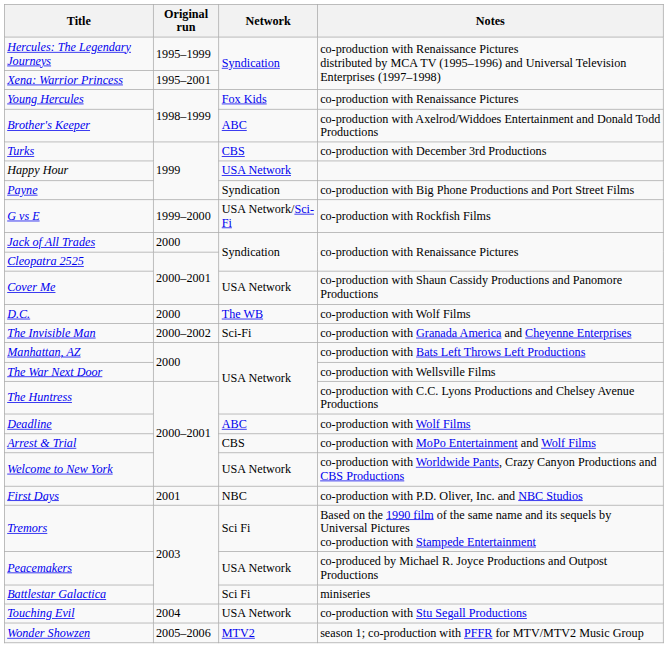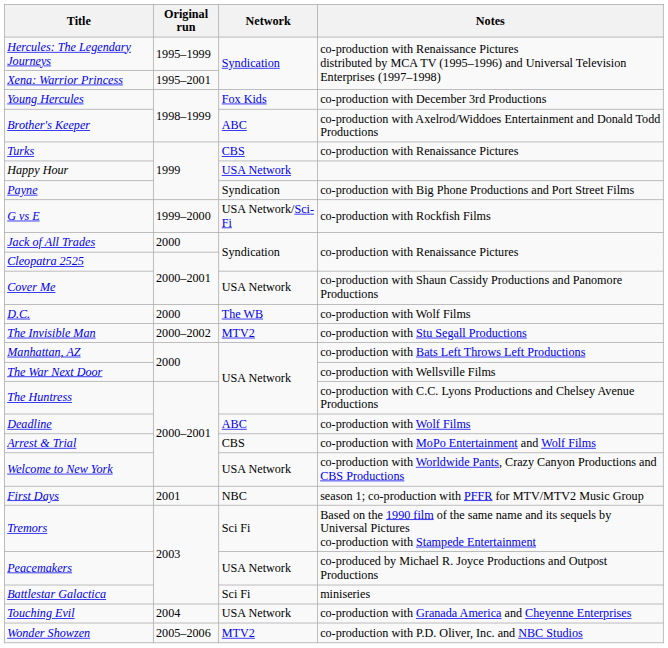(419, 99) co-production with Renaissance Pictures -> (433, 99) co-production with December 3rd Productions
(433, 151) co-production with December 3rd Productions -> (419, 151) co-production with Renaissance Pictures
(237, 333) Sci-Fi -> (238, 333) MTV2
(476, 333) co-production with Granada America and Cheyenne Enterprises -> (423, 333) co-production with Stu Segall Productions
(451, 495) co-production with P.D. Oliver, Inc. and NBC Studios -> (482, 495) season 1; co-production with PFFR for MTV/MTV2 Music Group
(423, 613) co-production with Stu Segall Productions -> (476, 613) co-production with Granada America and Cheyenne Enterprises
(482, 633) season 1; co-production with PFFR for MTV/MTV2 Music Group -> (451, 633) co-production with P.D. Oliver, Inc. and NBC Studios
